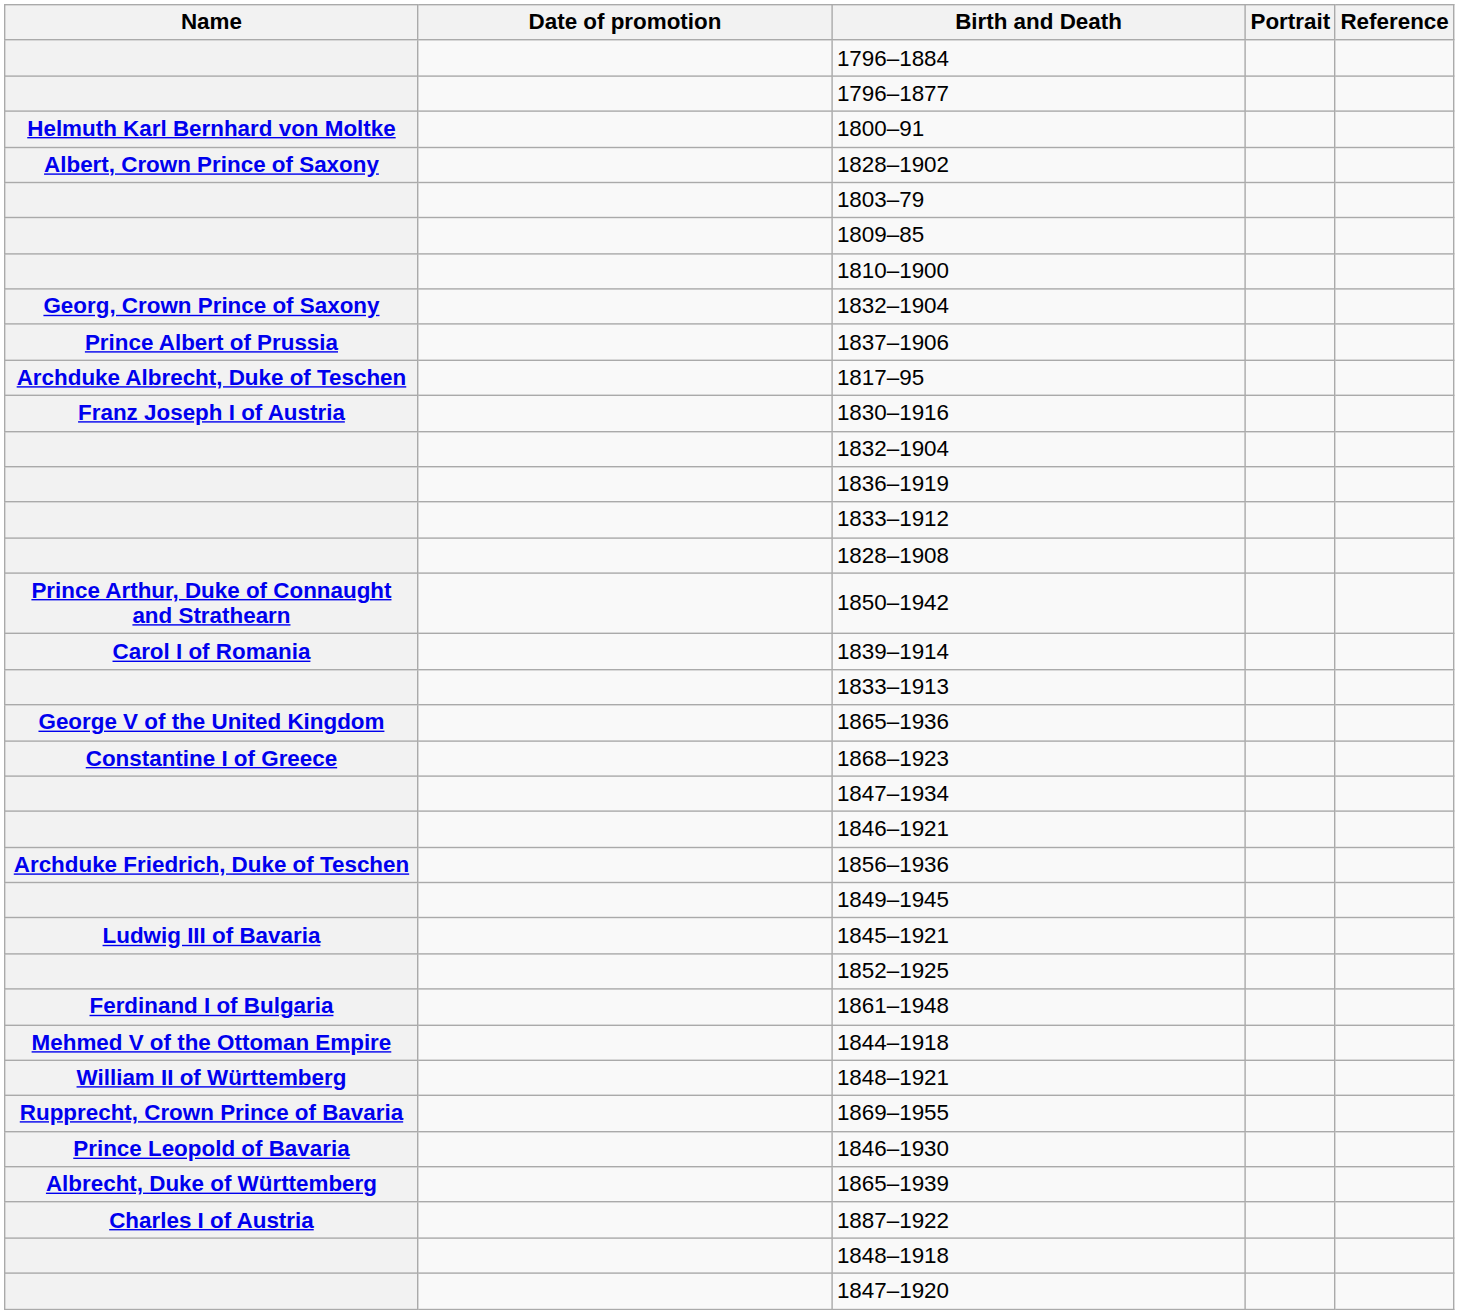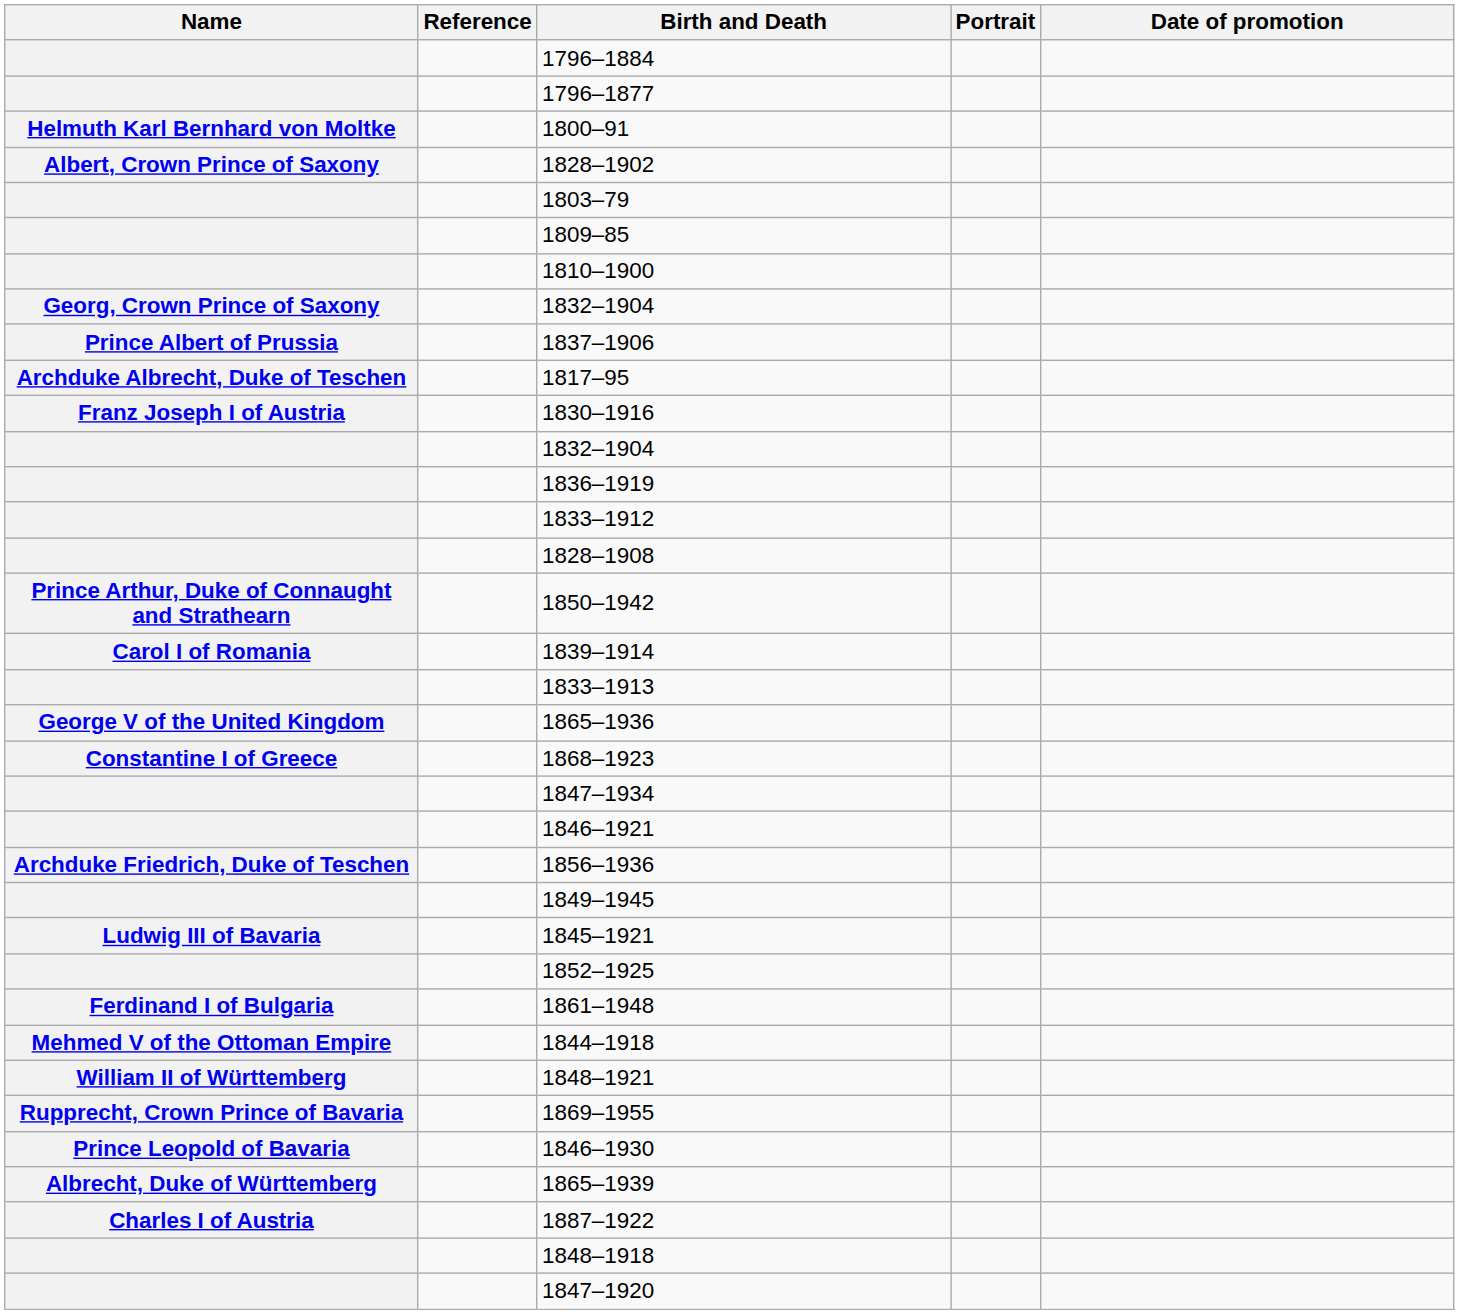columns swapped: (625, 22) <-> (1395, 22)
